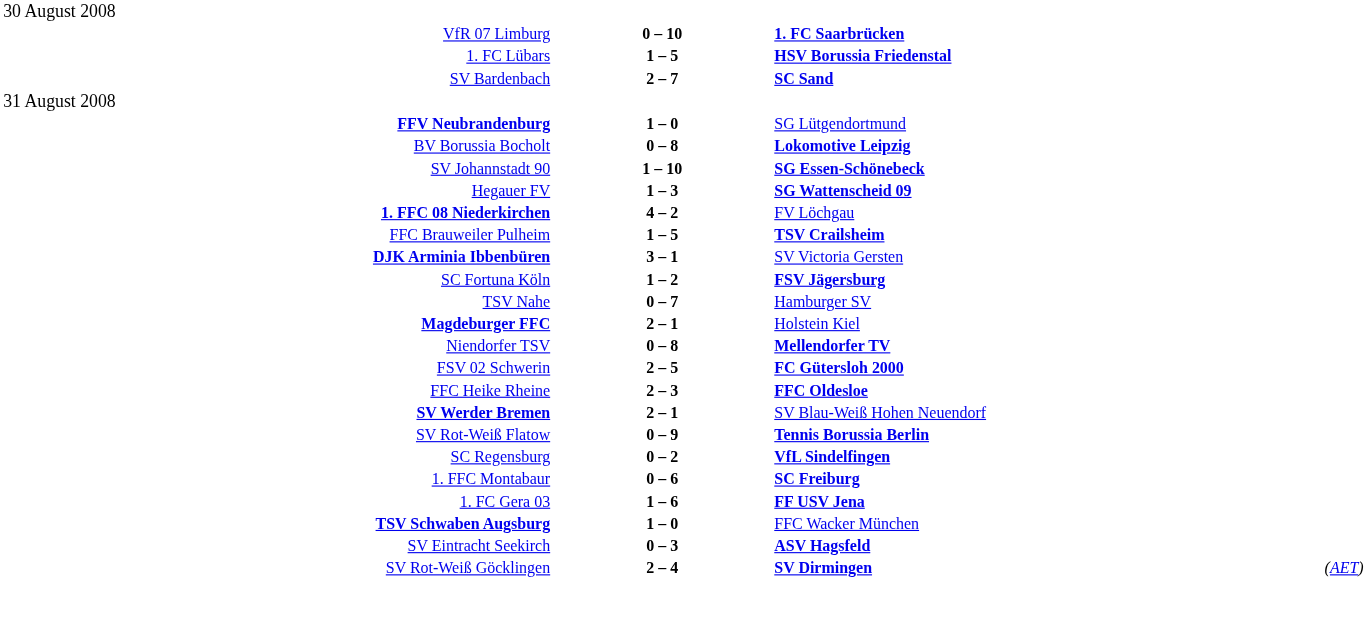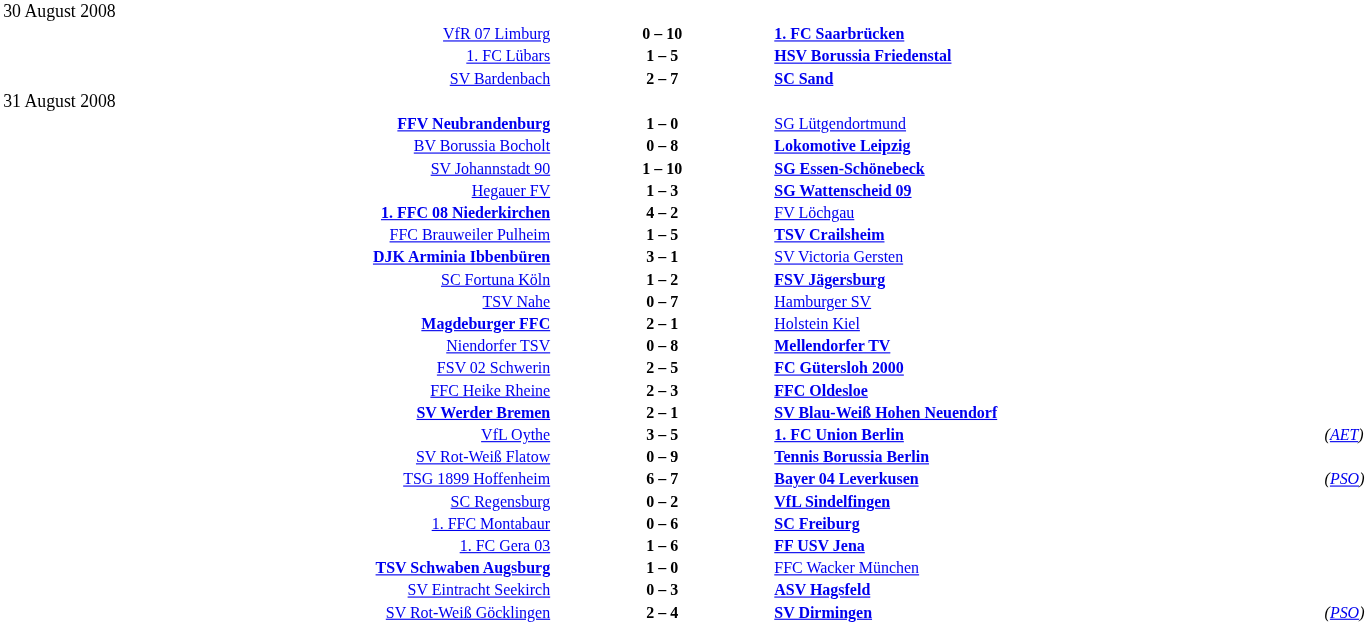(880, 412) normal -> (886, 412) bold
+ row: (516, 434)
+ row: (477, 479)
(1344, 568) (AET) -> (1345, 612) (PSO)
